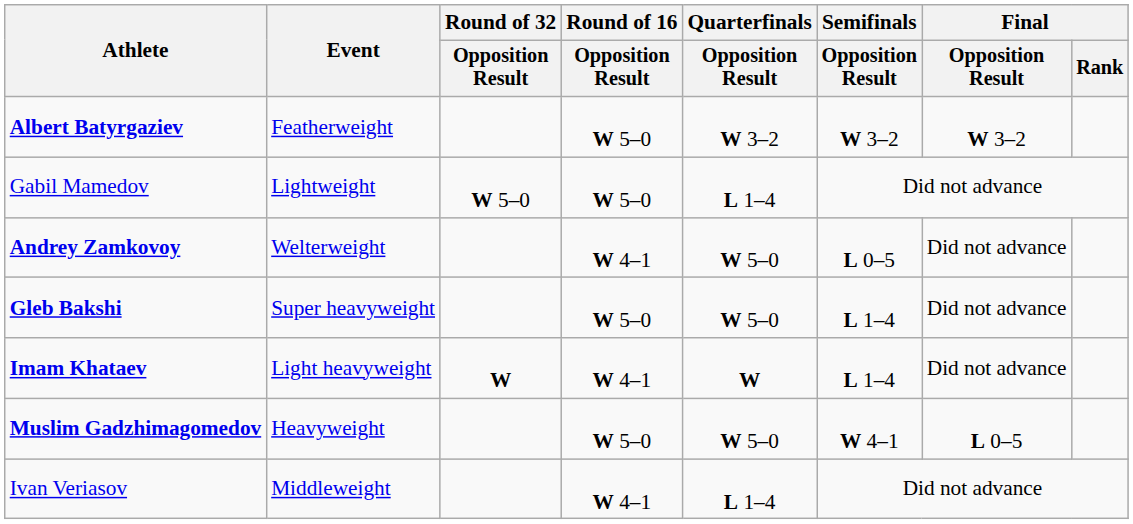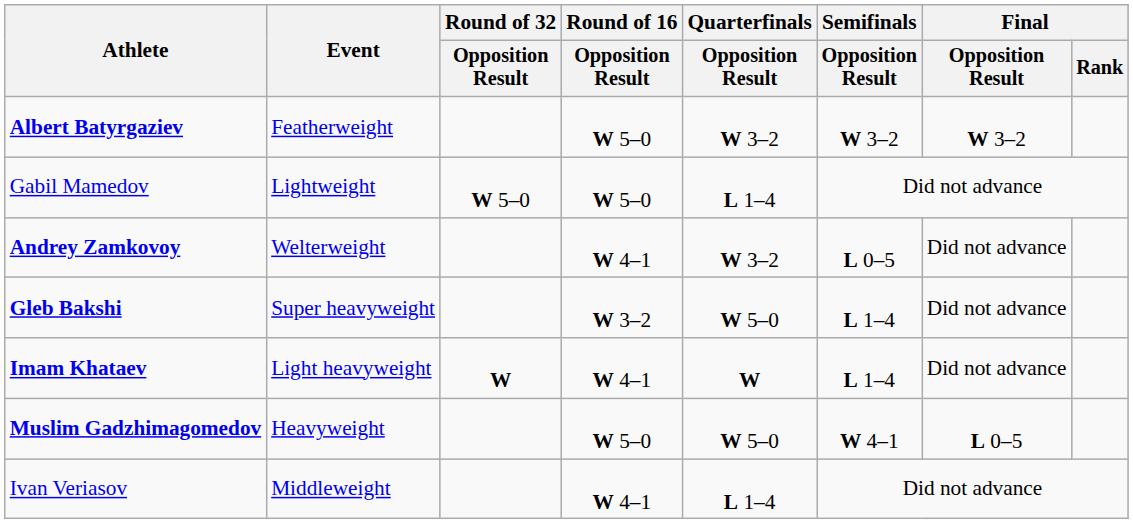(750, 260) W 5–0 -> (750, 260) W 3–2
(622, 320) W 5–0 -> (622, 320) W 3–2
